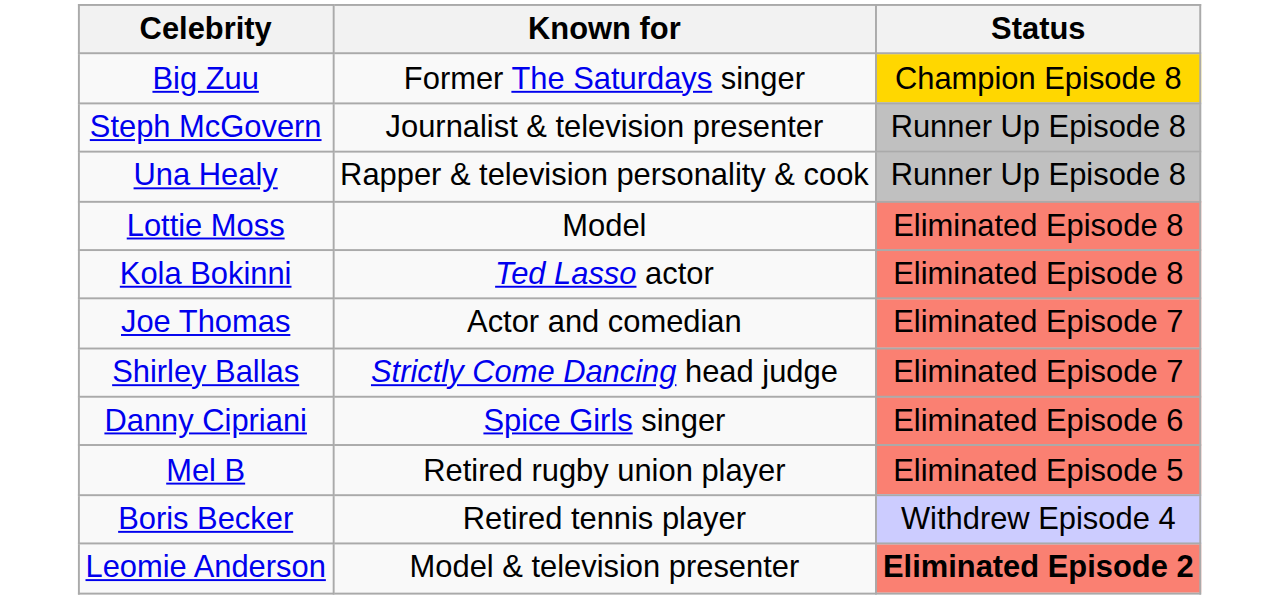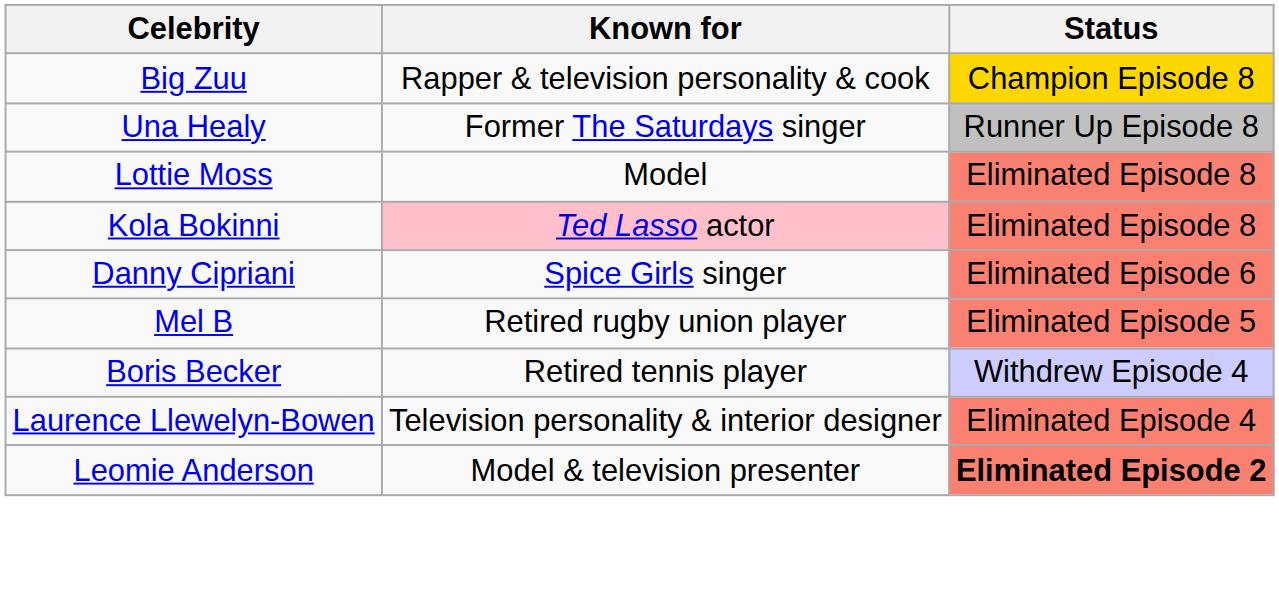(604, 77) Former The Saturdays singer -> (665, 77) Rapper & television personality & cook
- row: (206, 126)
(604, 175) Rapper & television personality & cook -> (665, 126) Former The Saturdays singer
(604, 273) no background -> (665, 224) pink background
- row: (206, 322)
- row: (206, 371)
+ row: (194, 420)
